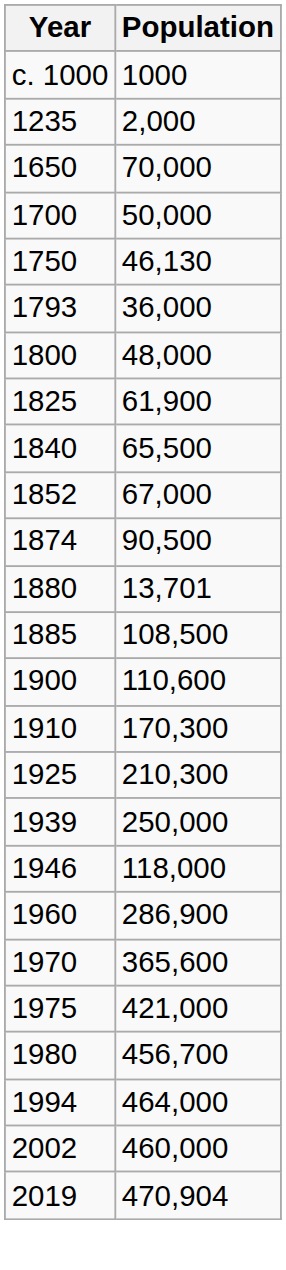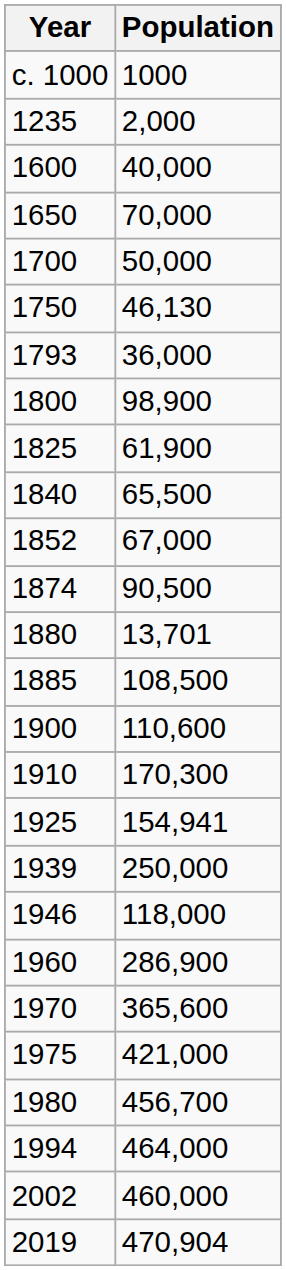+ row: (44, 167)
(167, 354) 48,000 -> (167, 401) 98,900
(175, 774) 210,300 -> (175, 821) 154,941
